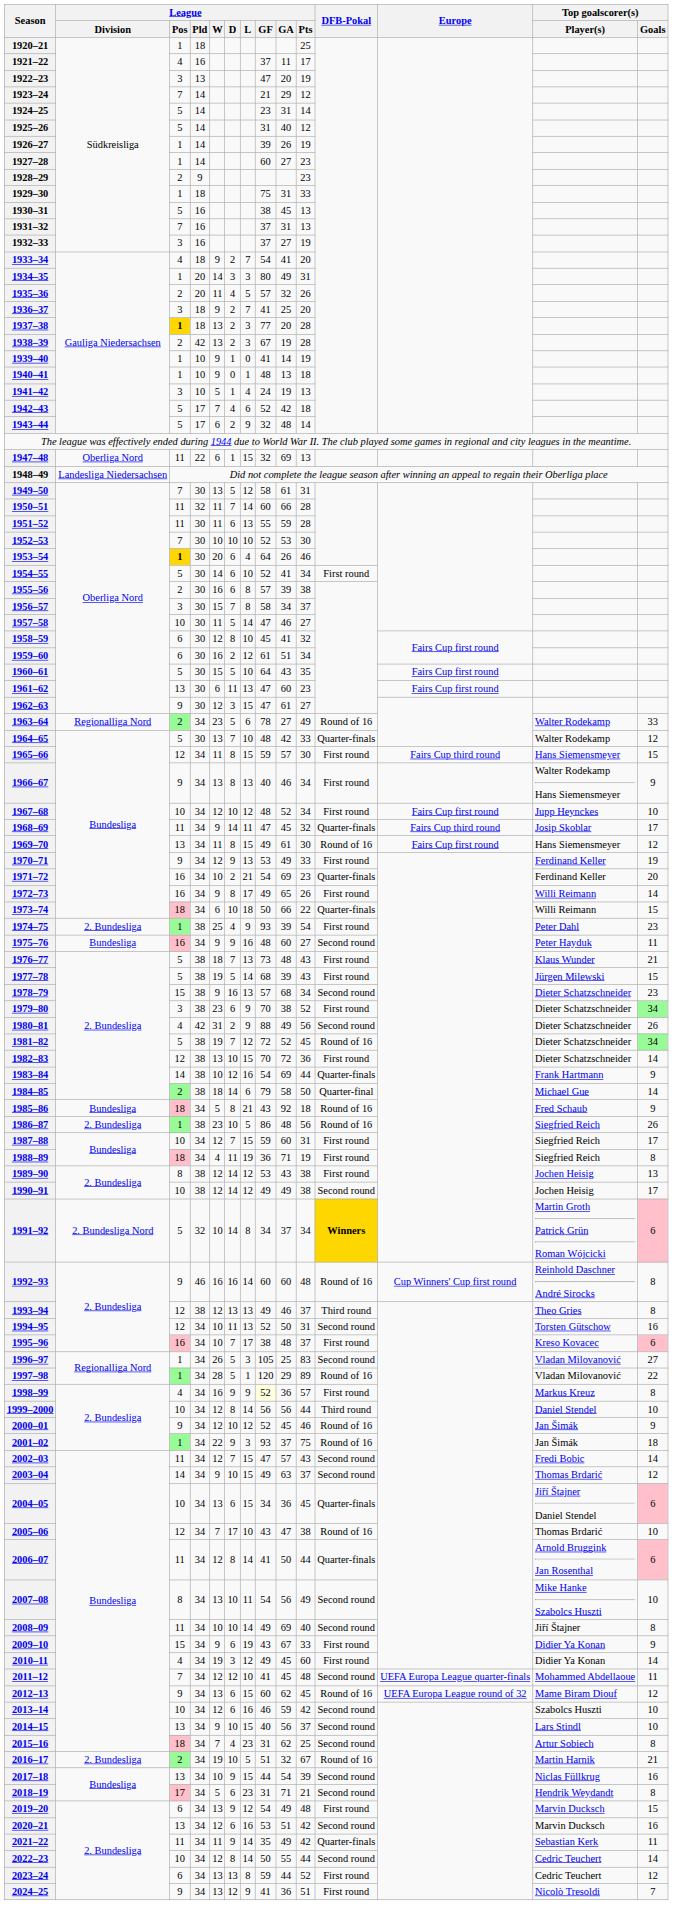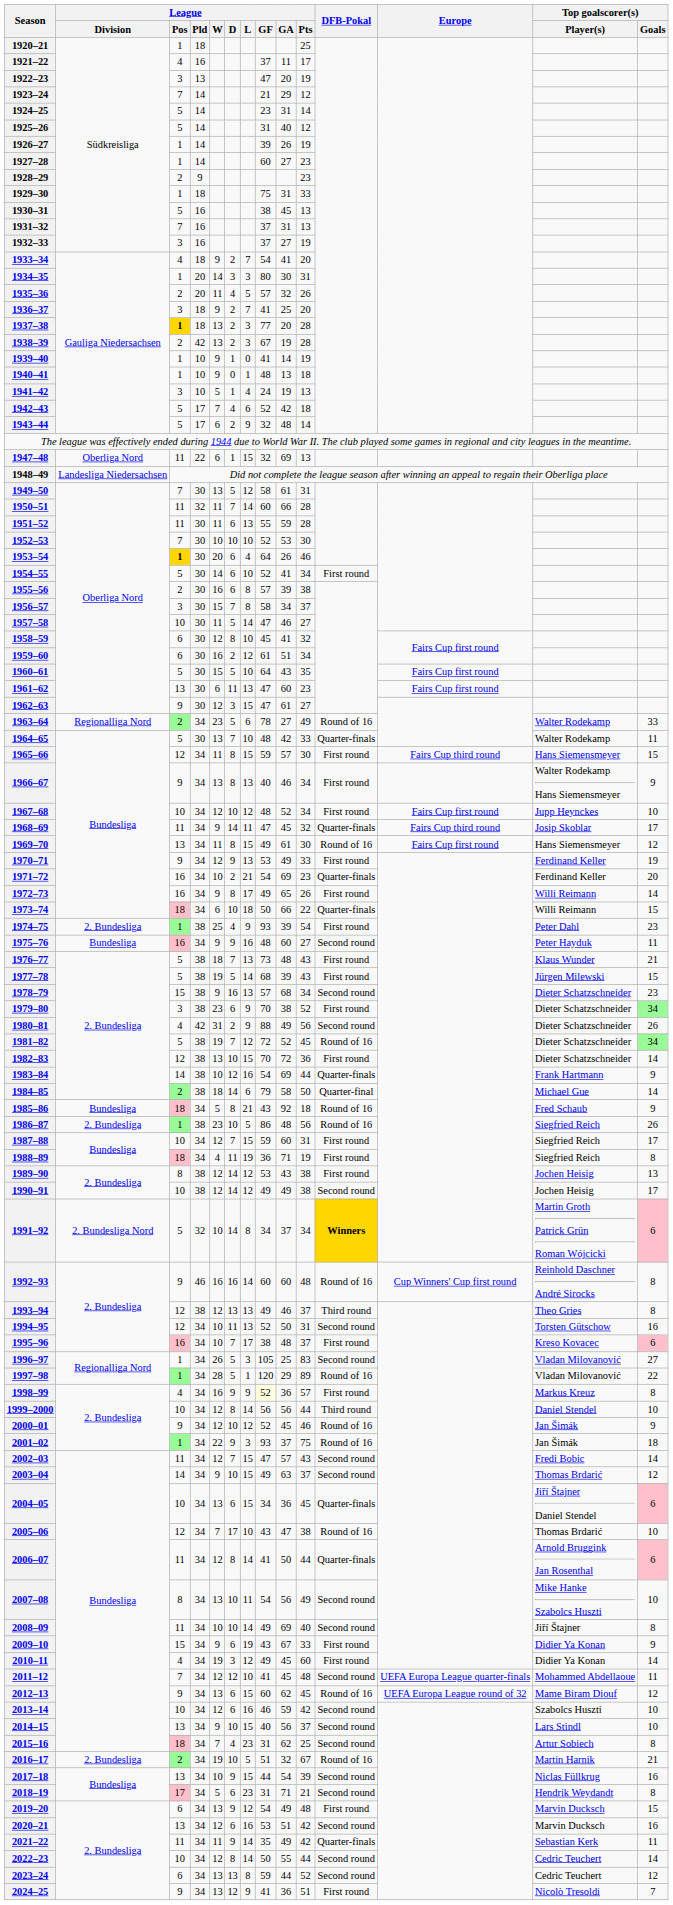(286, 276) 49 -> (286, 276) 30
(653, 738) 12 -> (653, 738) 11
(346, 1875) First round -> (346, 1875) Second round
